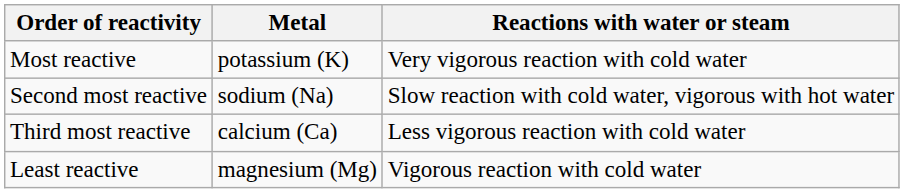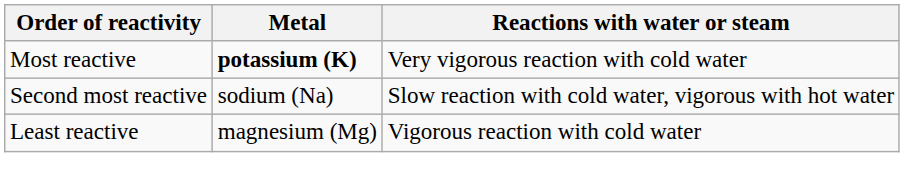(283, 59) normal -> (287, 59) bold
- row: (100, 132)
